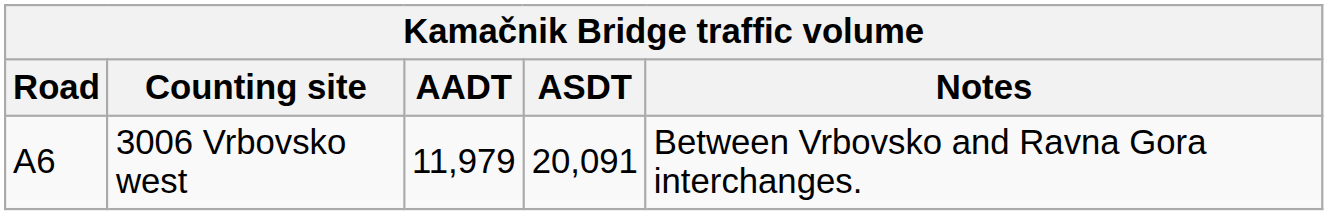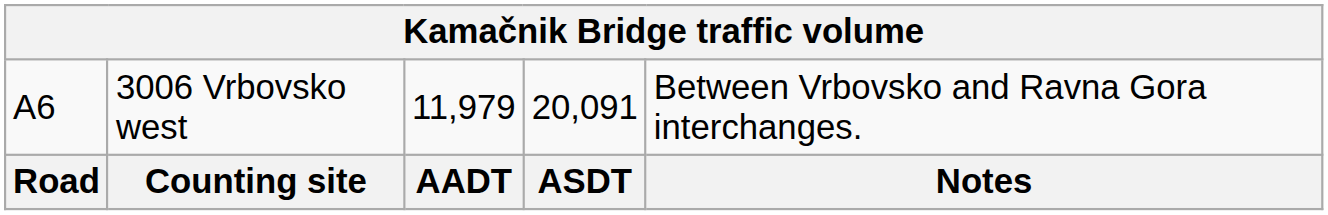rows swapped: (56, 87) <-> (34, 161)
